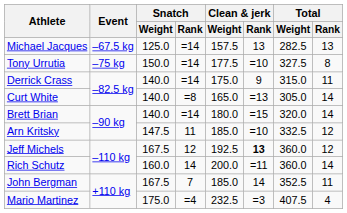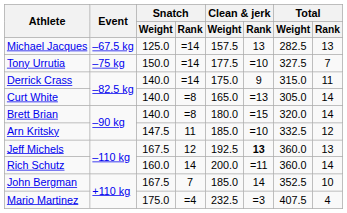(327, 64) 8 -> (327, 64) 7
(190, 115) =14 -> (190, 115) =8
(327, 149) 12 -> (327, 149) 13
(327, 183) 11 -> (327, 183) 10
